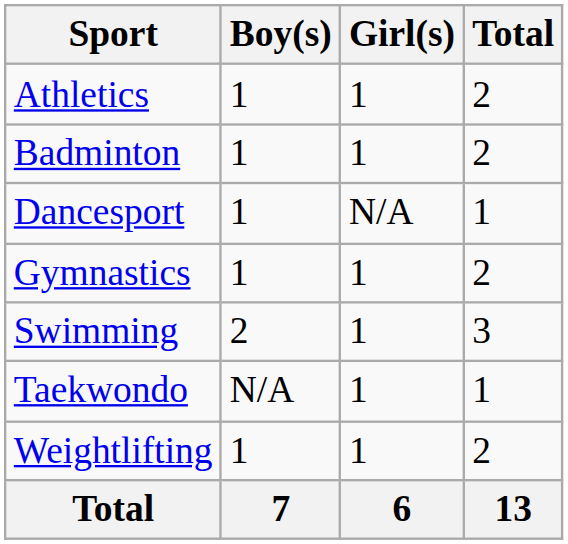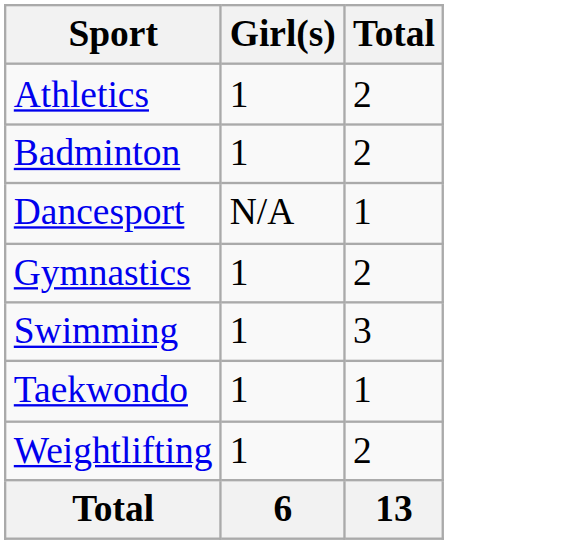- column: (281, 34)
